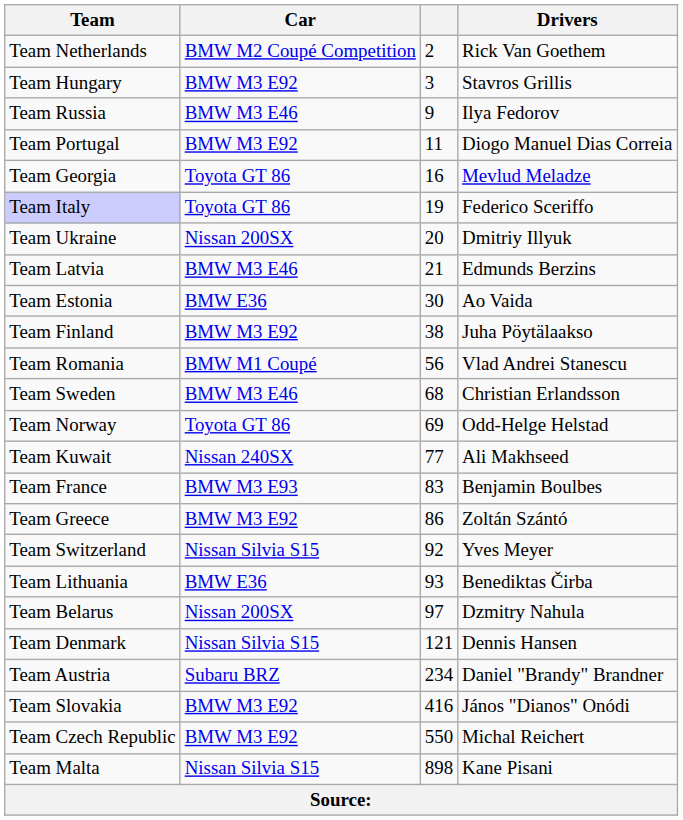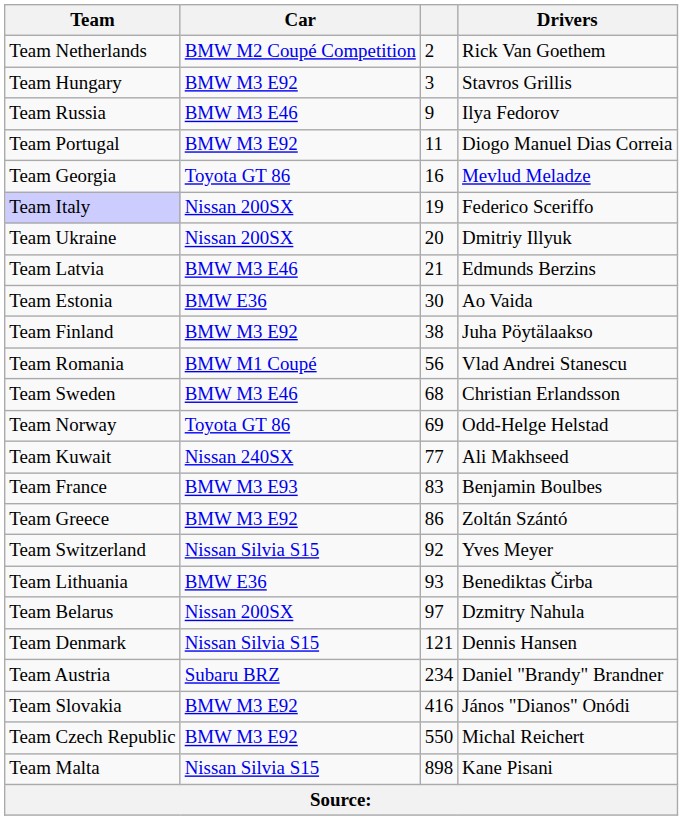(237, 206) Toyota GT 86 -> (239, 206) Nissan 200SX
